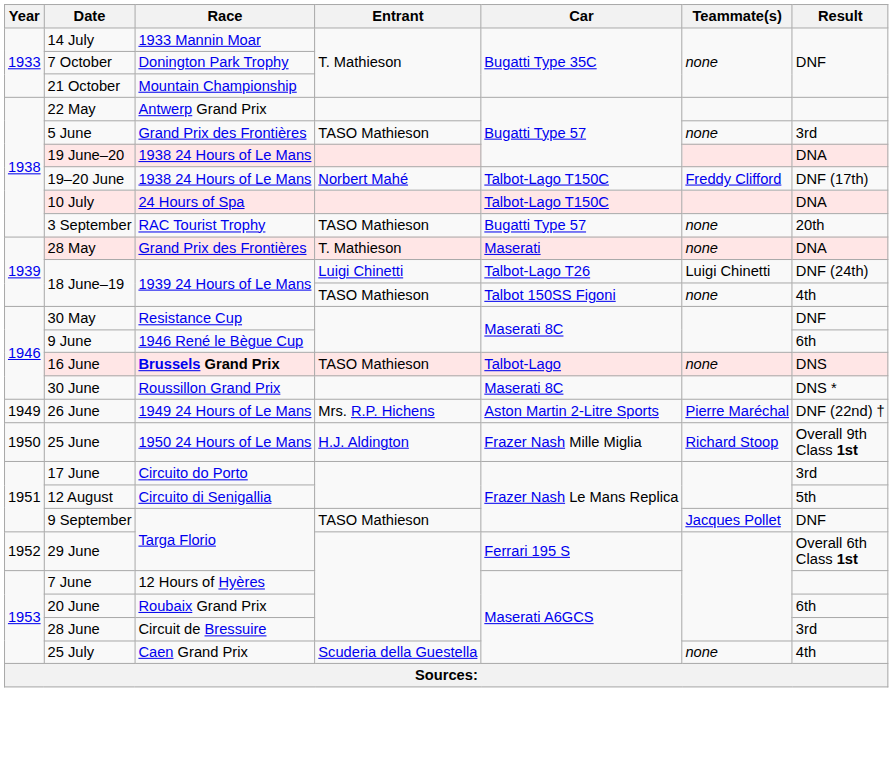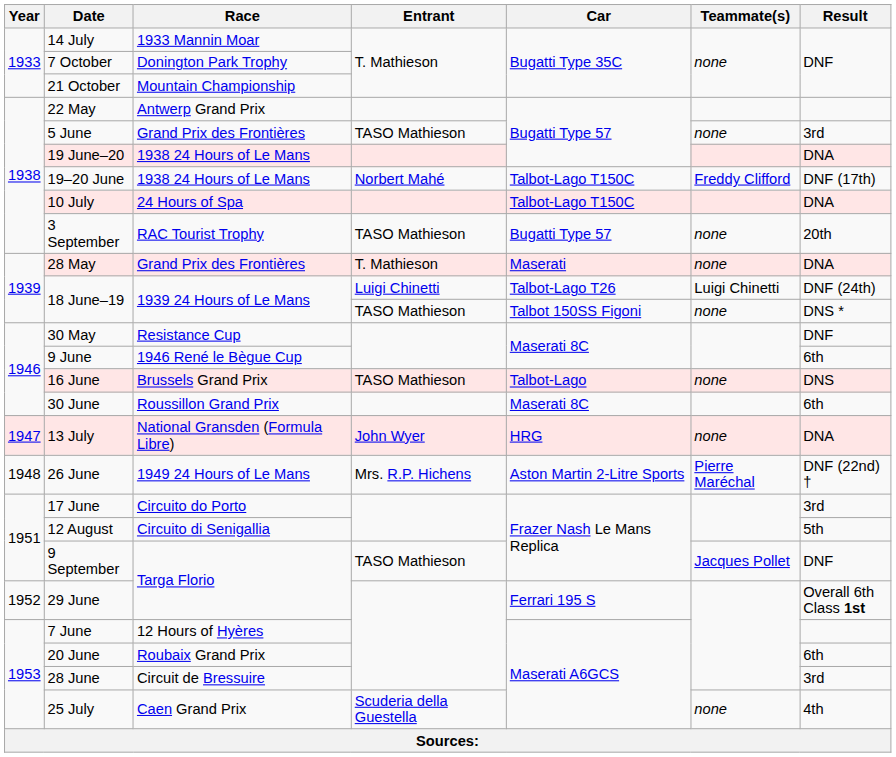(806, 295) 4th -> (824, 311) DNS *
(209, 365) bold -> (202, 381) normal
(816, 388) DNS * -> (813, 404) 6th
+ row: (71, 435)
(24, 411) 1949 -> (24, 475) 1948
- row: (74, 442)
